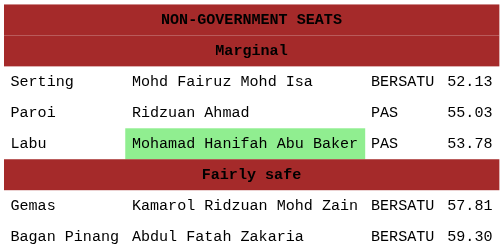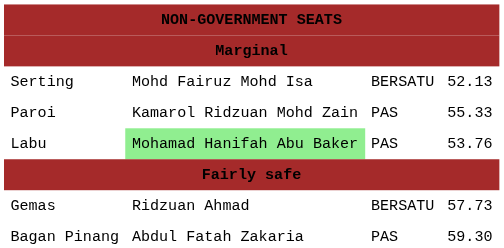(191, 112) Ridzuan Ahmad -> (245, 112) Kamarol Ridzuan Mohd Zain
(470, 112) 55.03 -> (470, 112) 55.33
(470, 143) 53.78 -> (470, 143) 53.76
(245, 205) Kamarol Ridzuan Mohd Zain -> (191, 205) Ridzuan Ahmad
(470, 205) 57.81 -> (470, 205) 57.73
(403, 236) BERSATU -> (385, 236) PAS
